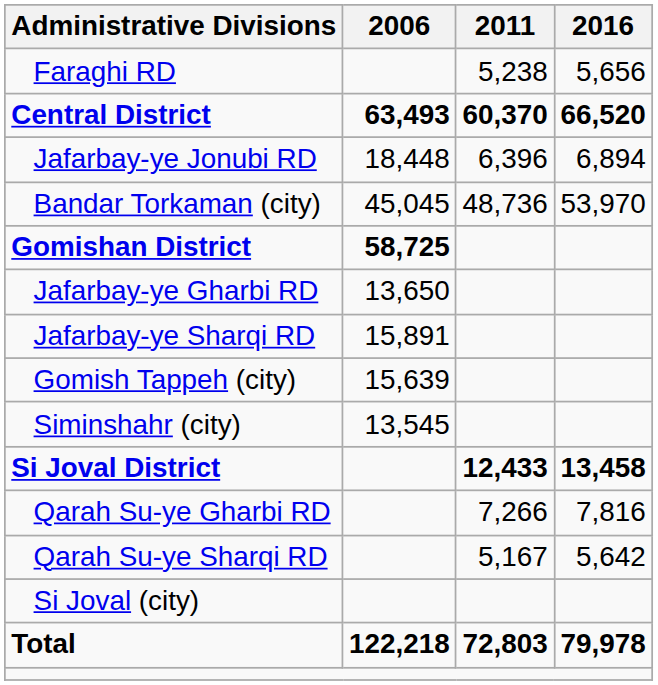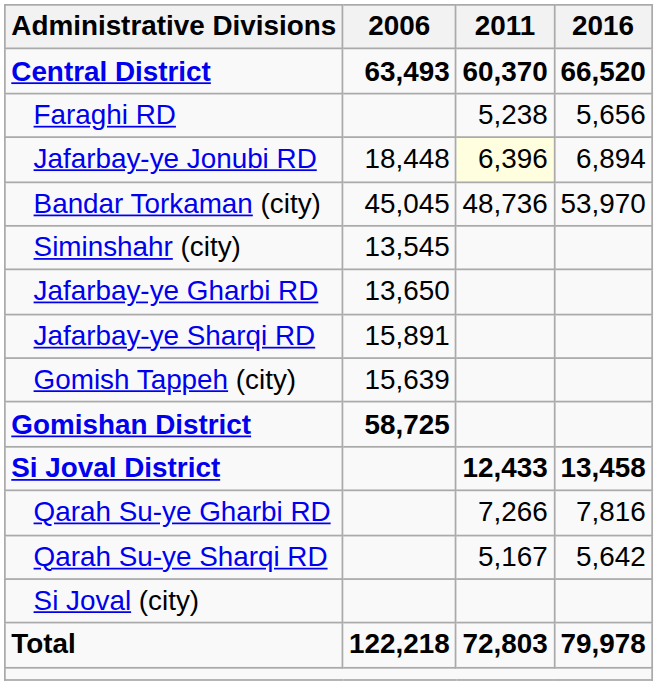rows swapped: (111, 114) <-> (105, 70)
(513, 159) no background -> (513, 159) lightyellow background
rows swapped: (131, 247) <-> (137, 423)
